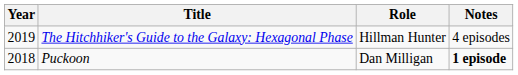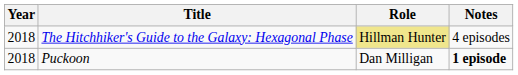(21, 37) 2019 -> (21, 37) 2018
(403, 37) no background -> (403, 37) khaki background
